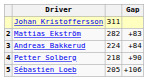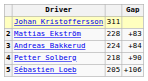(114, 35) 282 -> (114, 35) 228
